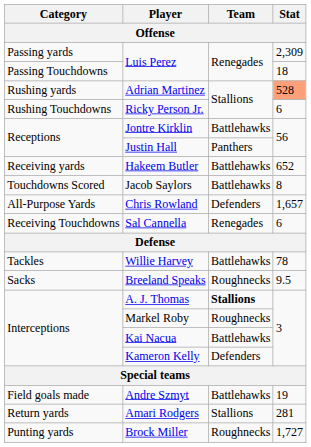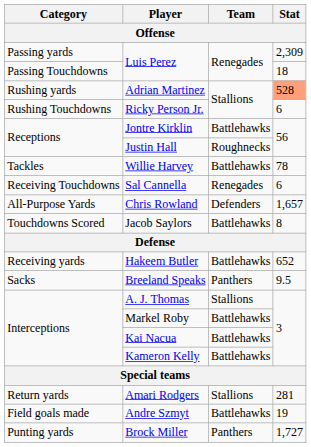(232, 147) Panthers -> (241, 147) Roughnecks
rows swapped: (46, 166) <-> (25, 261)
rows swapped: (63, 223) <-> (56, 185)
(241, 280) Roughnecks -> (232, 280) Panthers
(233, 299) bold -> (232, 299) normal
(241, 318) Roughnecks -> (241, 318) Battlehawks
(236, 356) Defenders -> (241, 356) Battlehawks
rows swapped: (38, 413) <-> (48, 394)
(241, 432) Roughnecks -> (232, 432) Panthers
